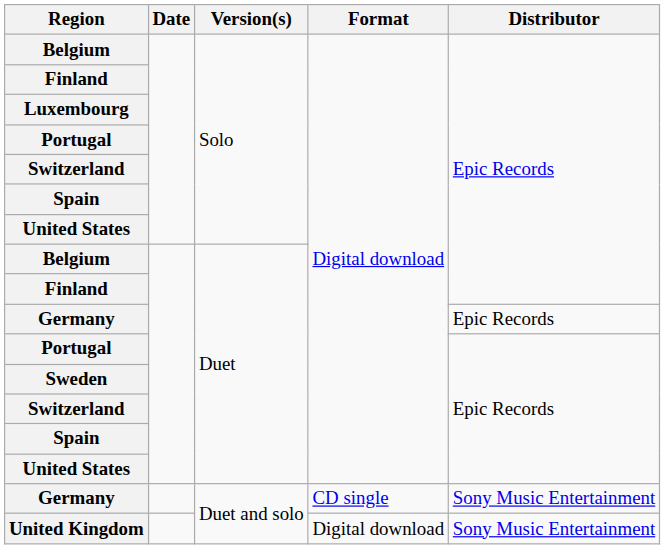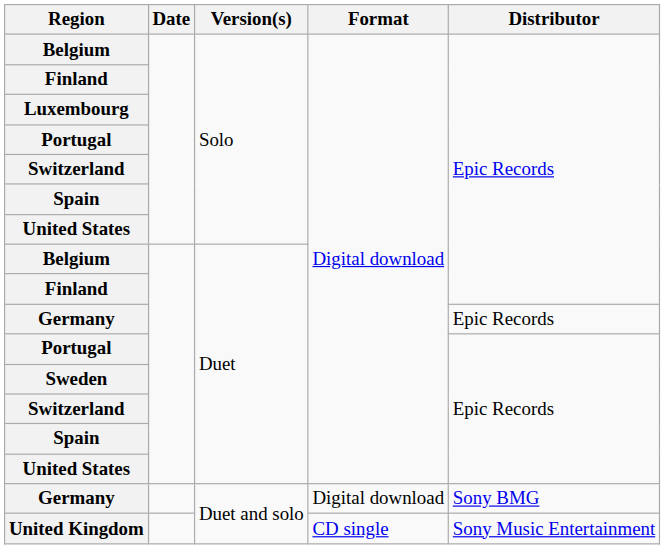(351, 498) CD single -> (378, 498) Digital download
(554, 498) Sony Music Entertainment -> (496, 498) Sony BMG
(378, 528) Digital download -> (351, 528) CD single
